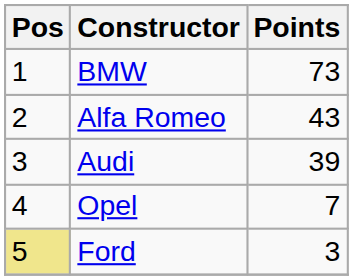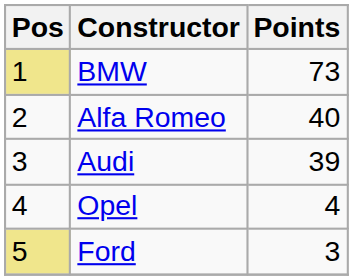(20, 72) no background -> (20, 72) khaki background
(324, 117) 43 -> (324, 117) 40
(332, 206) 7 -> (332, 206) 4
